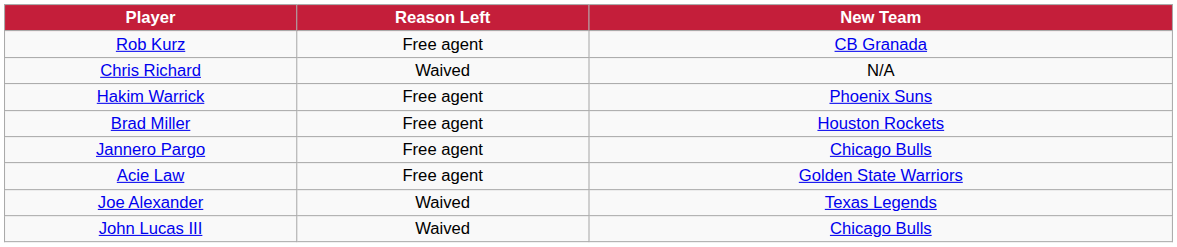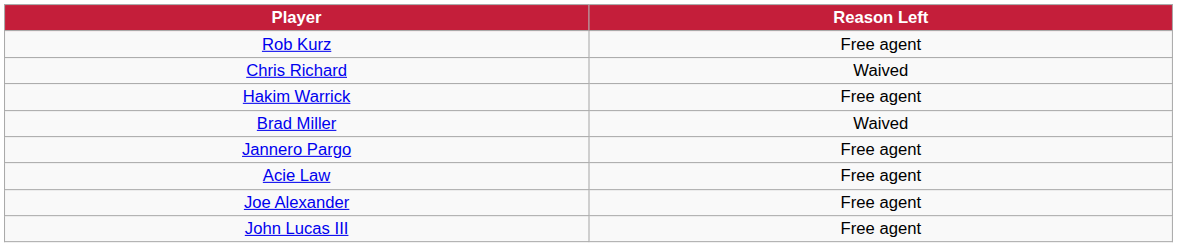- column: (881, 17)
(443, 123) Free agent -> (881, 123) Waived
(443, 202) Waived -> (881, 202) Free agent
(443, 228) Waived -> (881, 228) Free agent
